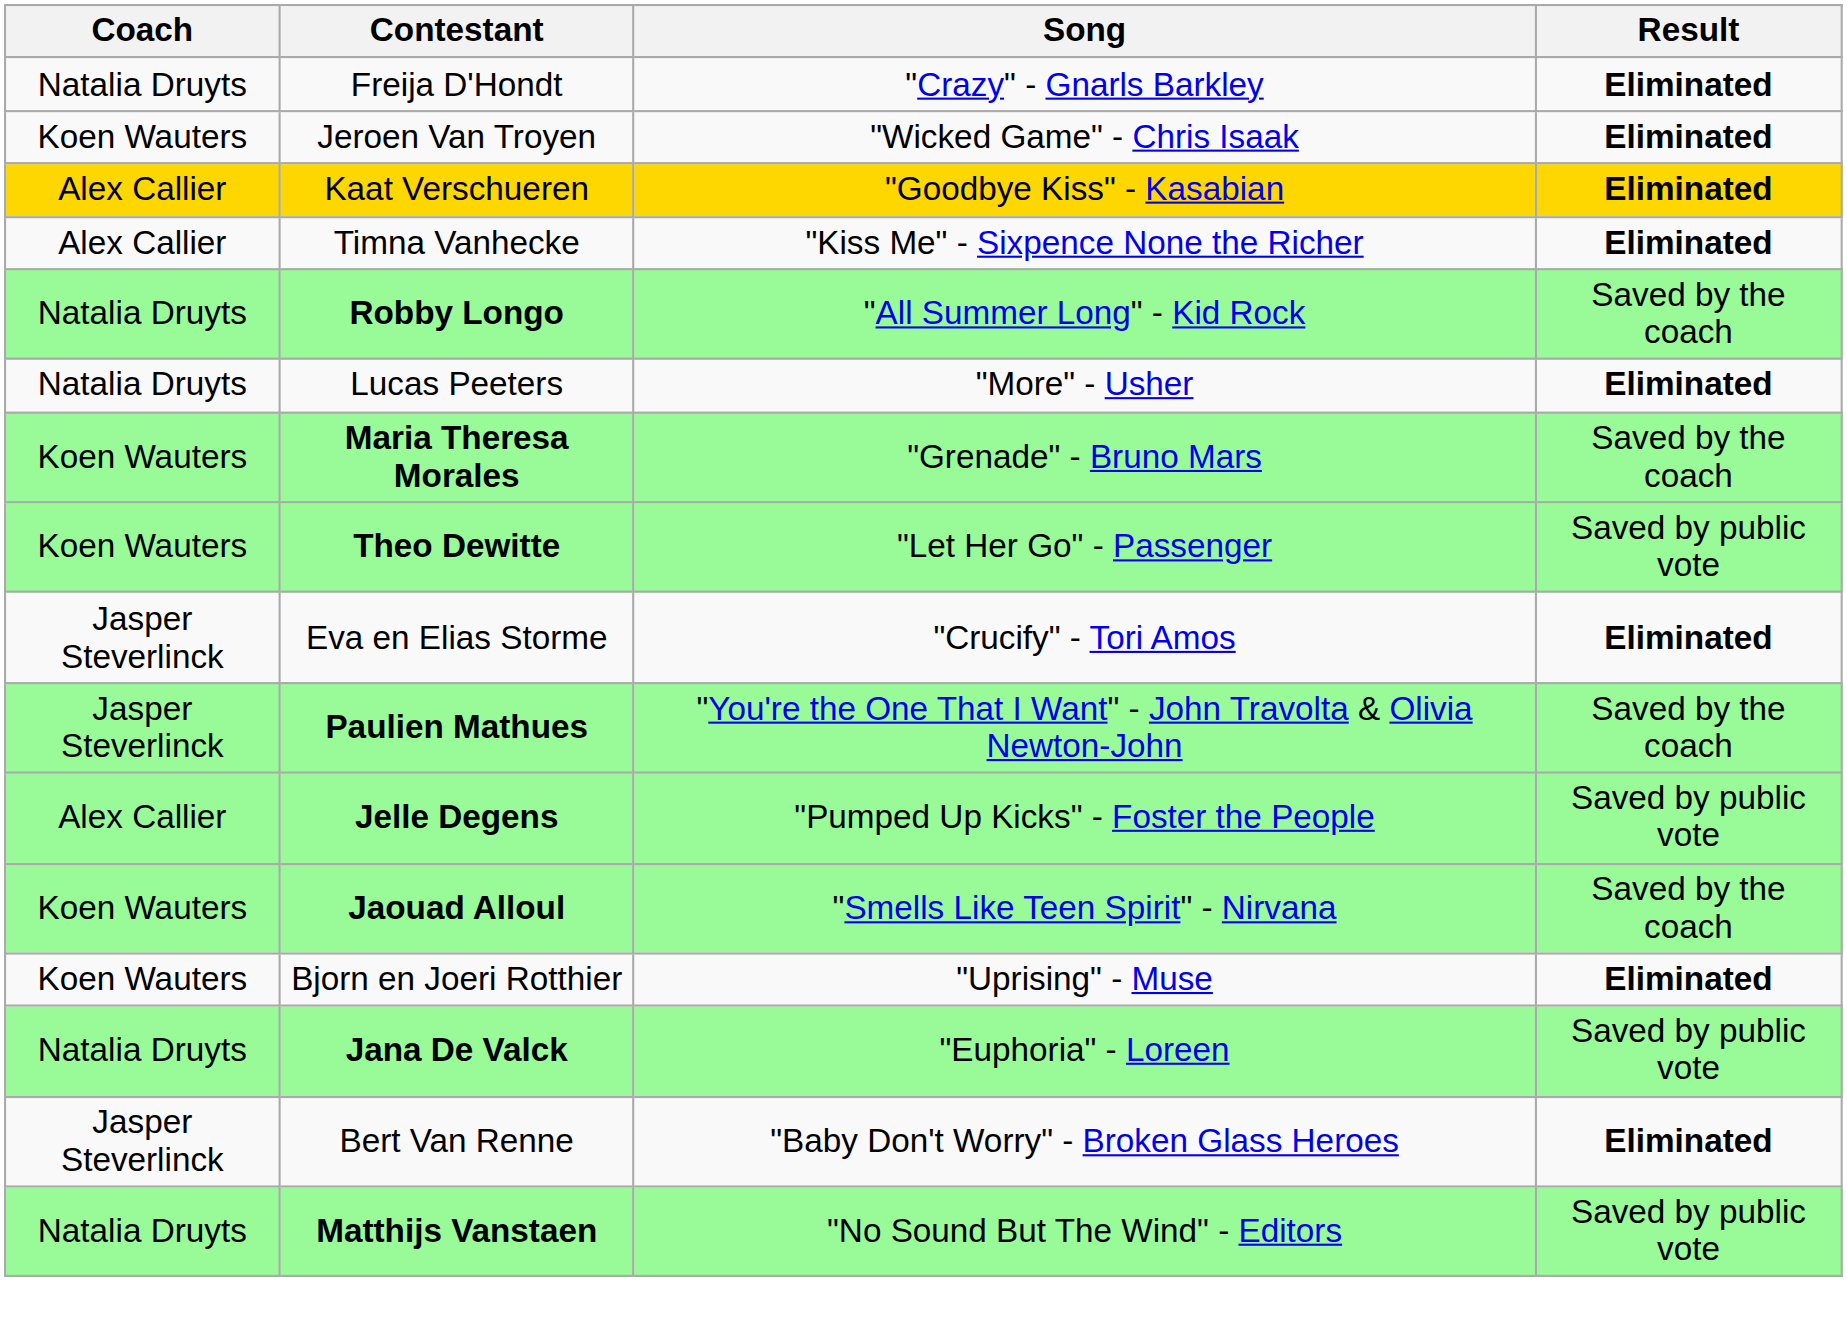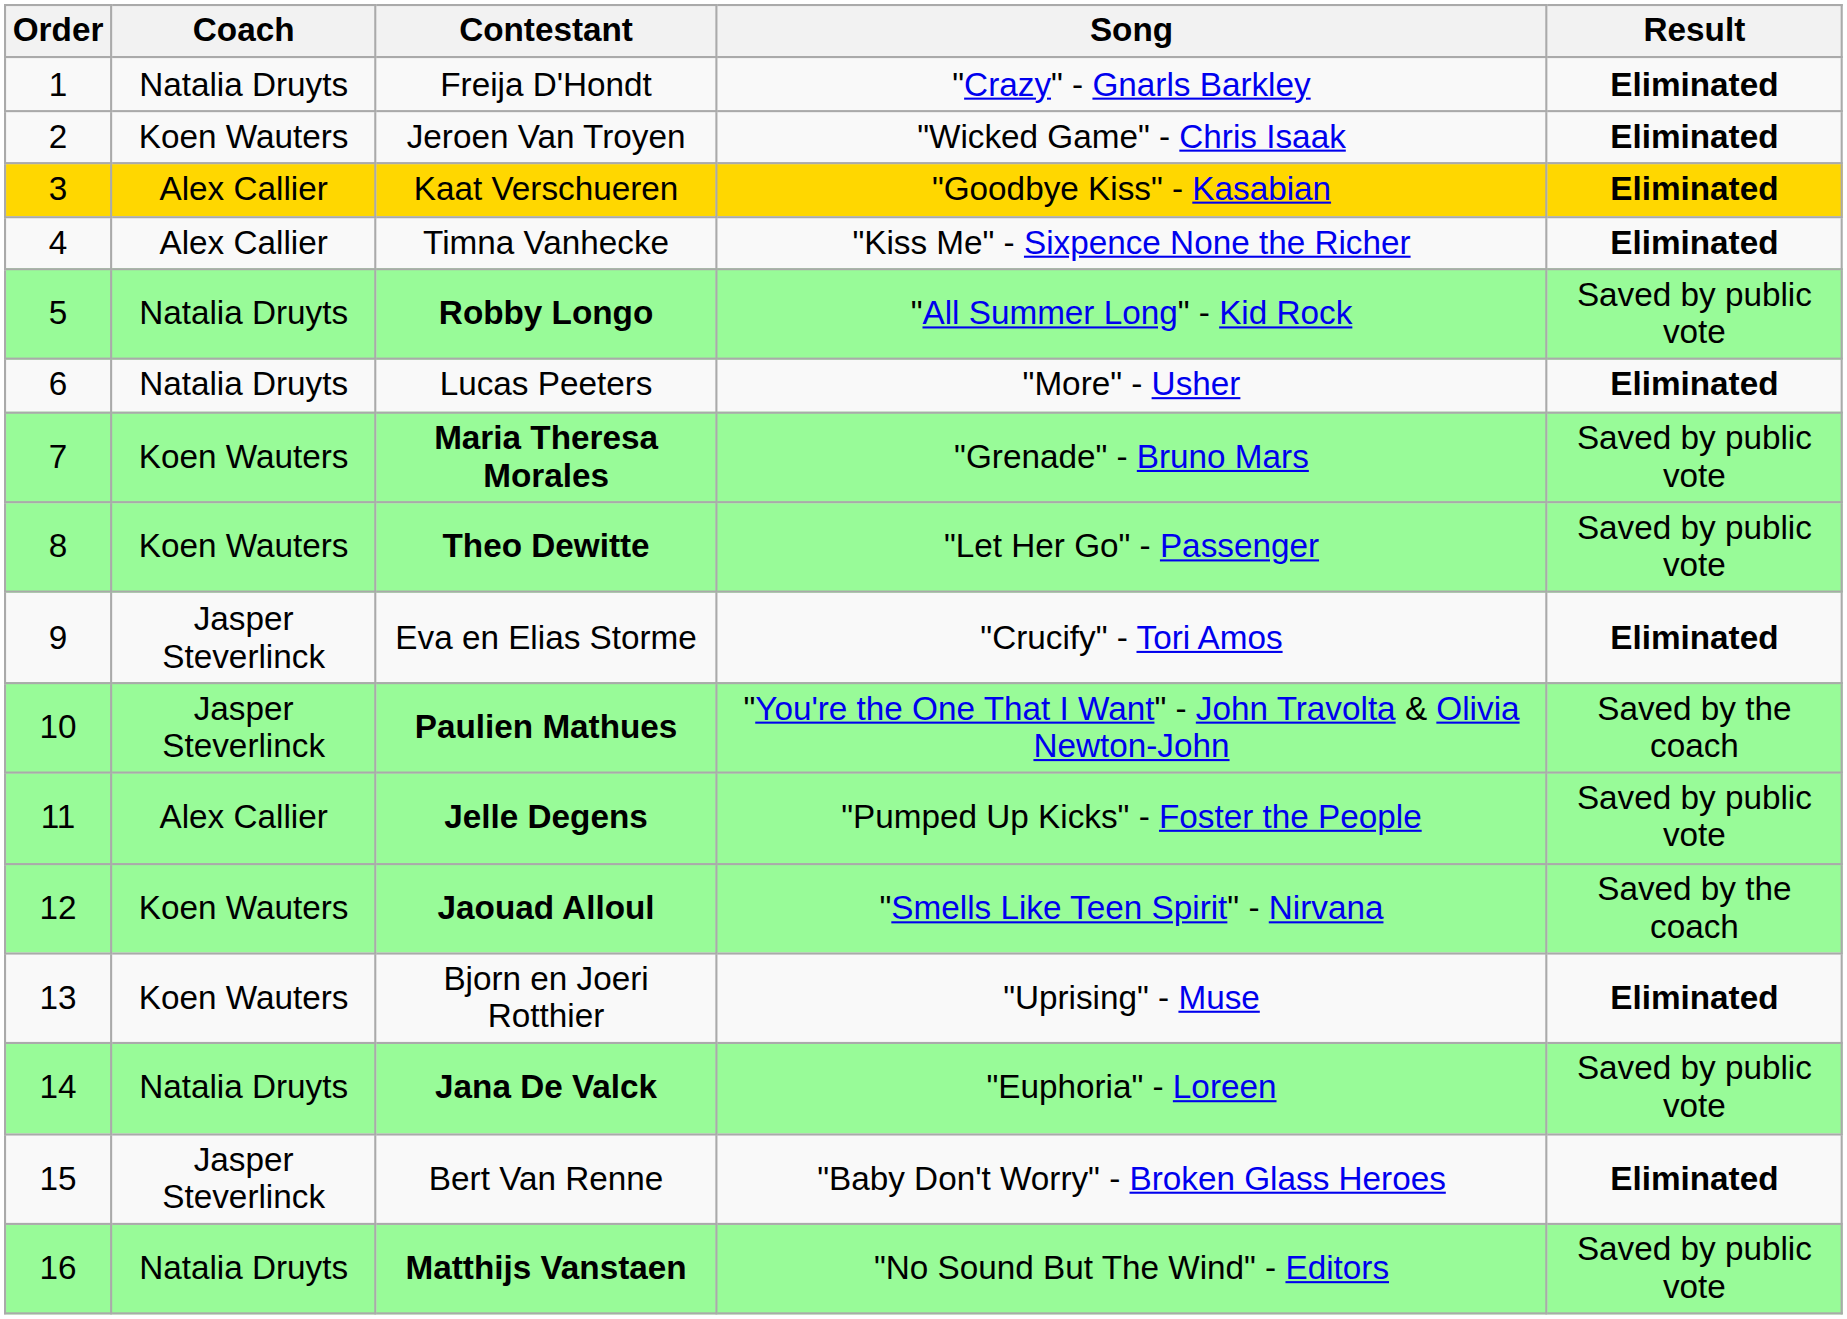+ column: (58, 30)
(1688, 313) Saved by the coach -> (1694, 313) Saved by public vote
(1688, 456) Saved by the coach -> (1694, 456) Saved by public vote
